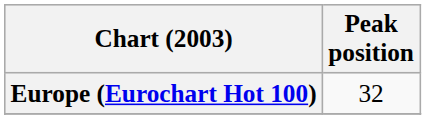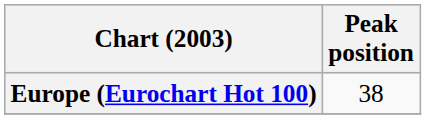(371, 93) 32 -> (371, 93) 38
